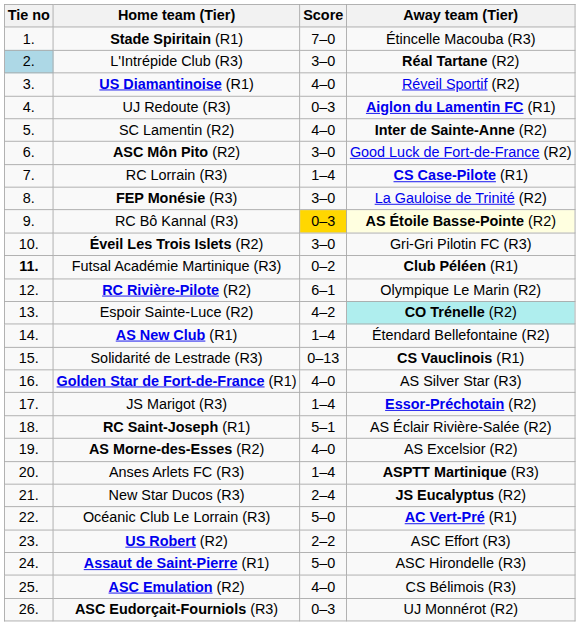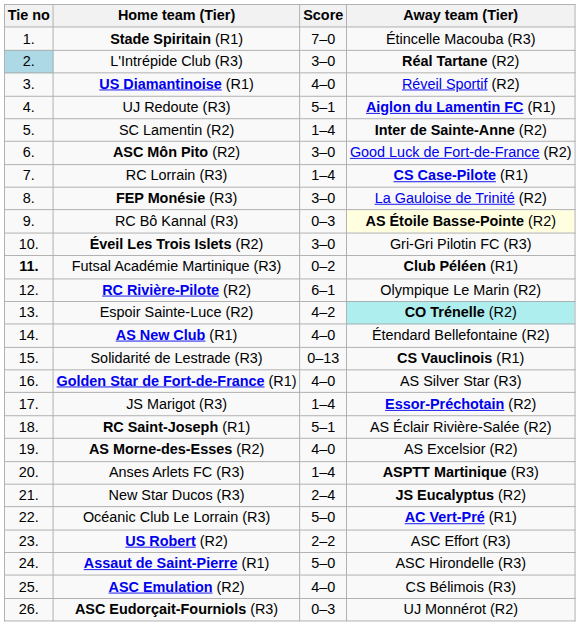(323, 107) 0–3 -> (323, 107) 5–1
(323, 130) 4–0 -> (323, 130) 1–4
(323, 221) gold background -> (323, 221) no background
(323, 335) 1–4 -> (323, 335) 4–0
